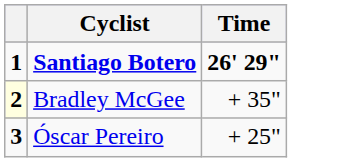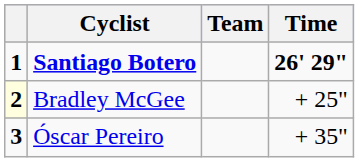+ column: (235, 23)
(254, 99) + 35" -> (321, 99) + 25"
(254, 136) + 25" -> (321, 136) + 35"
